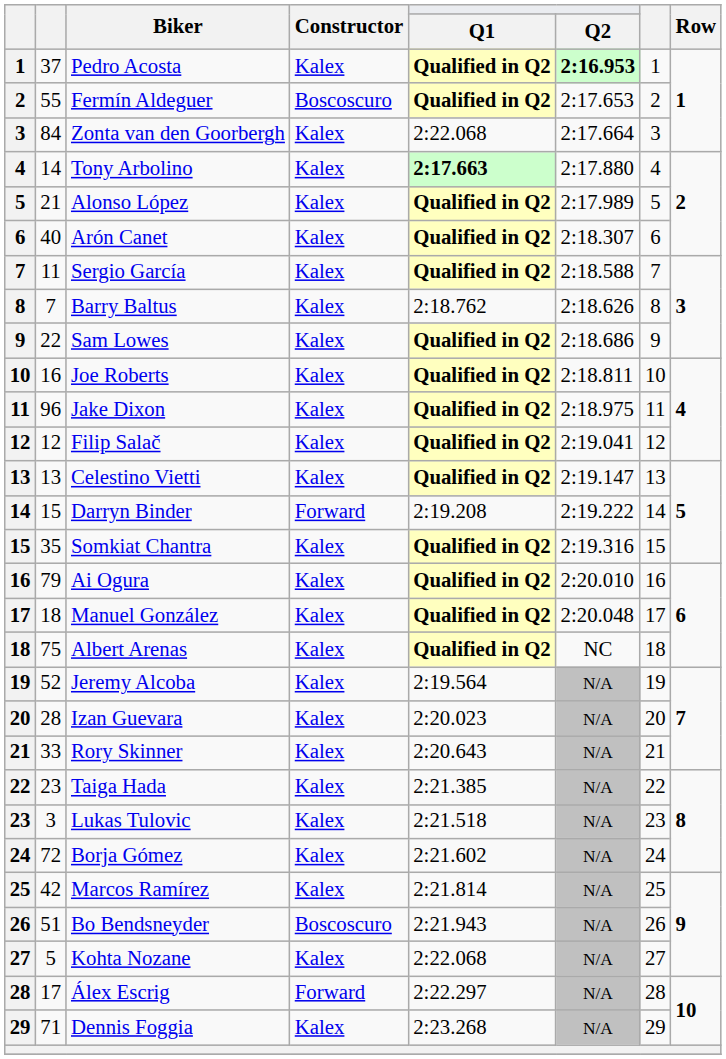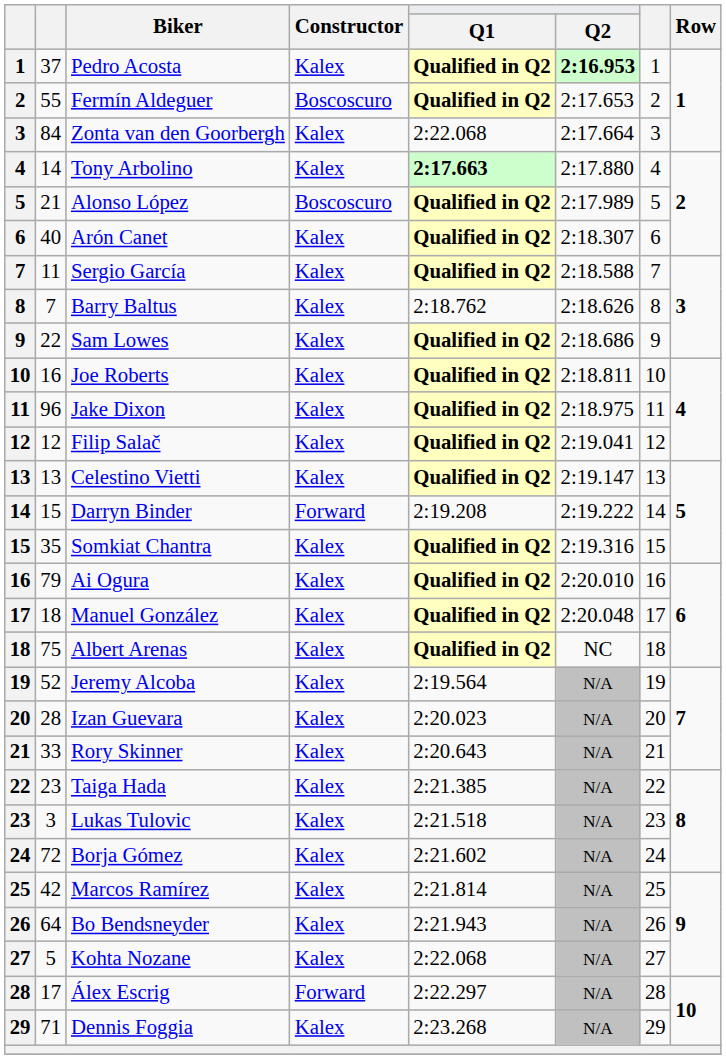(320, 202) Kalex -> (343, 202) Boscoscuro
(51, 923) 51 -> (51, 923) 64
(343, 923) Boscoscuro -> (320, 923) Kalex
